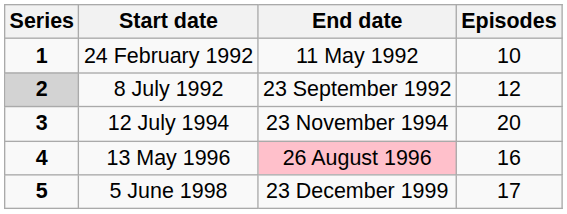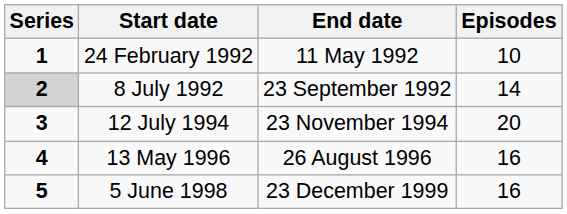(509, 89) 12 -> (509, 89) 14
(357, 157) pink background -> (357, 157) no background
(509, 191) 17 -> (509, 191) 16
